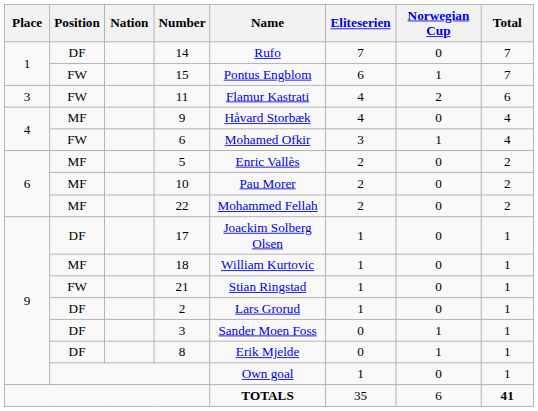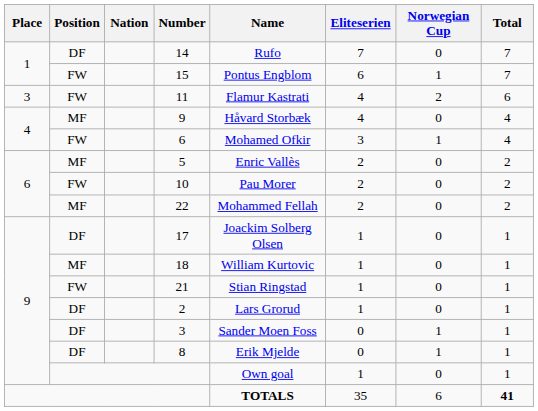(77, 183) MF -> (77, 183) FW
